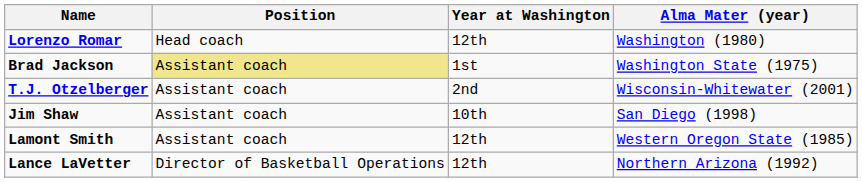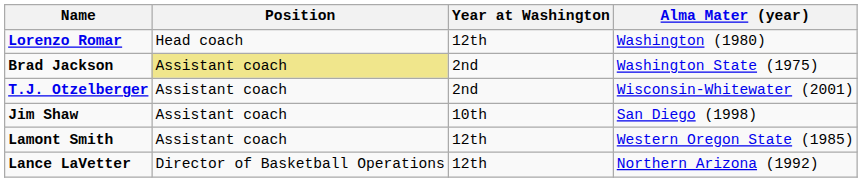(465, 66) 1st -> (465, 66) 2nd
